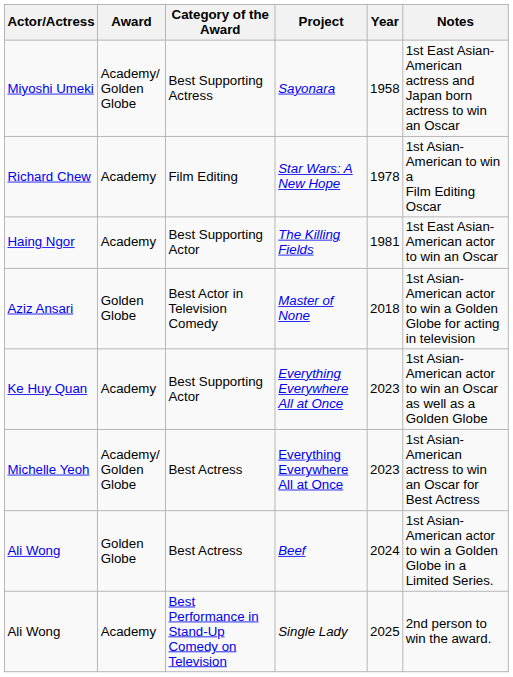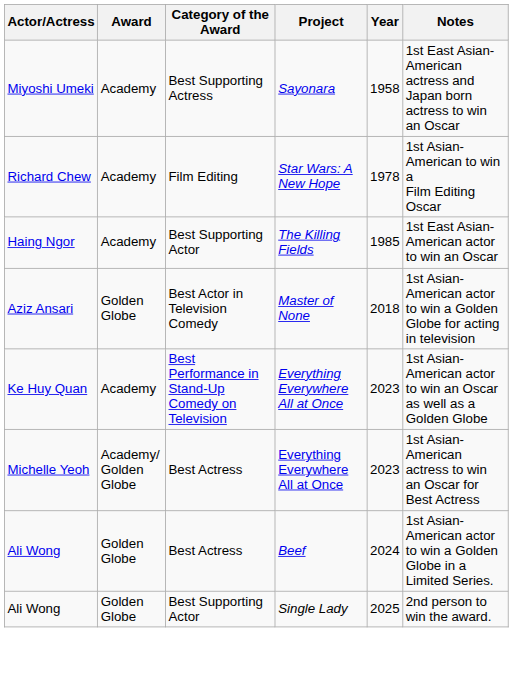(130, 88) Academy/ Golden Globe -> (128, 88) Academy
(385, 242) 1981 -> (385, 242) 1985
(216, 389) Best Supporting Actor -> (214, 389) Best Performance in Stand-Up Comedy on Television
(128, 631) Academy -> (122, 609) Golden Globe
(214, 631) Best Performance in Stand-Up Comedy on Television -> (216, 609) Best Supporting Actor
